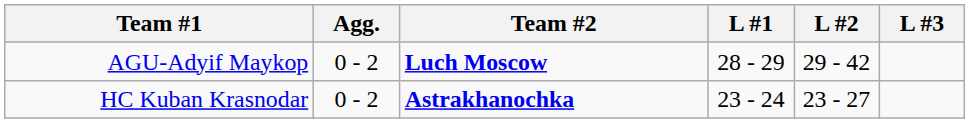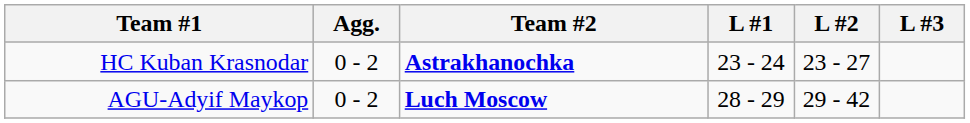rows swapped: (204, 99) <-> (208, 61)
